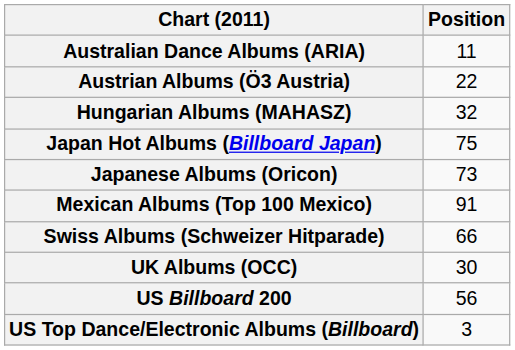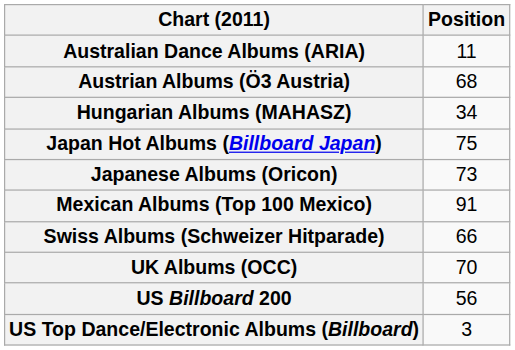(467, 81) 22 -> (467, 81) 68
(467, 112) 32 -> (467, 112) 34
(467, 267) 30 -> (467, 267) 70
